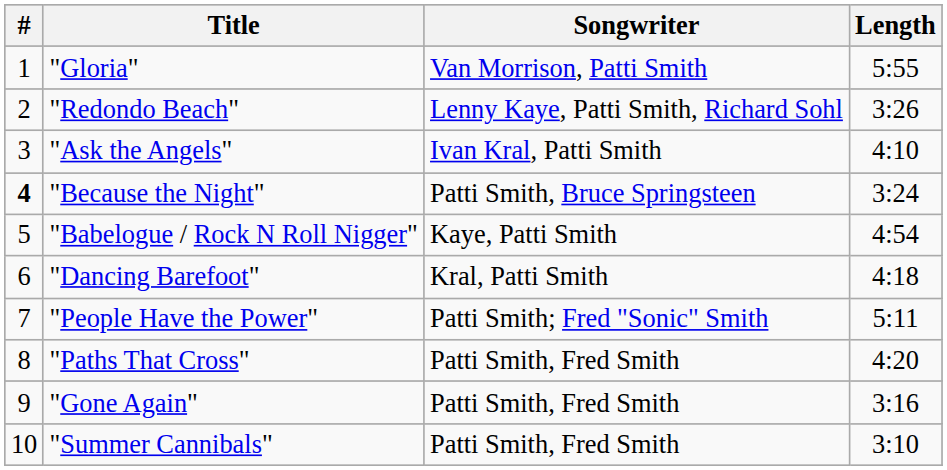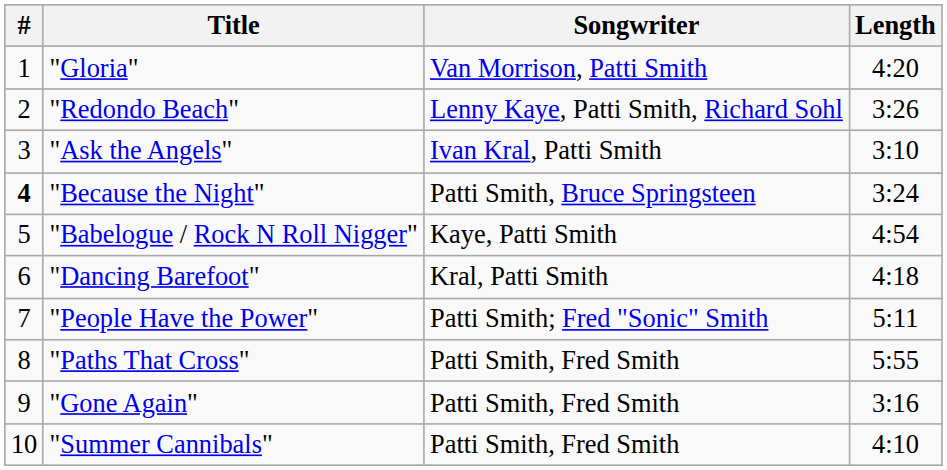(895, 67) 5:55 -> (895, 67) 4:20
(895, 151) 4:10 -> (895, 151) 3:10
(895, 360) 4:20 -> (895, 360) 5:55
(895, 444) 3:10 -> (895, 444) 4:10
